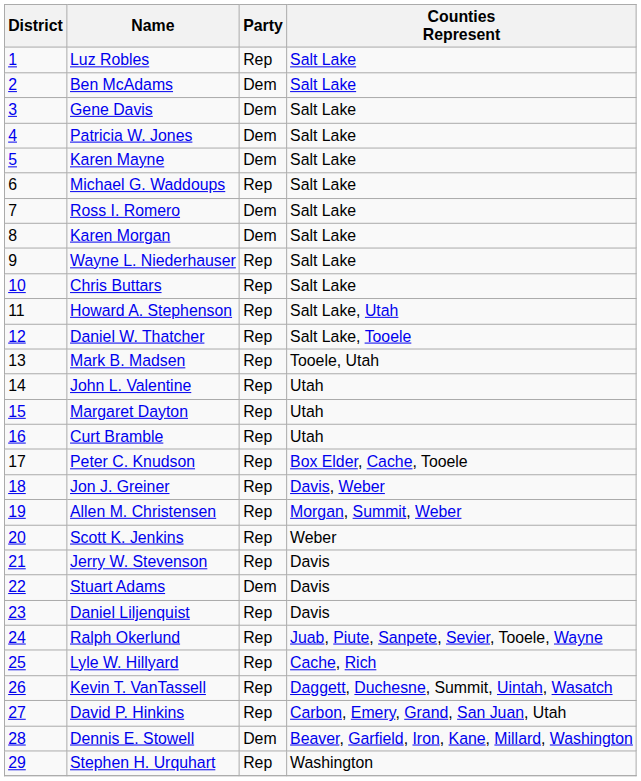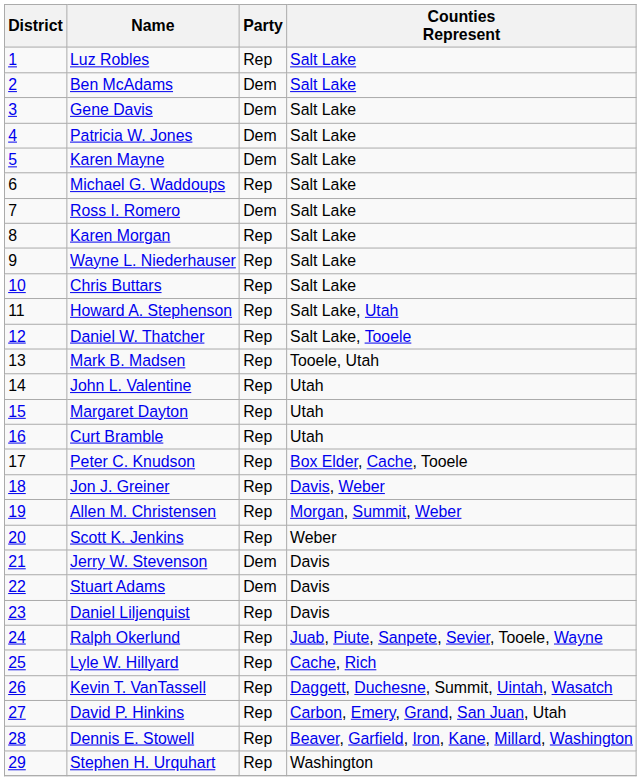(260, 235) Dem -> (258, 235) Rep
(258, 562) Rep -> (260, 562) Dem
(260, 738) Dem -> (258, 738) Rep
